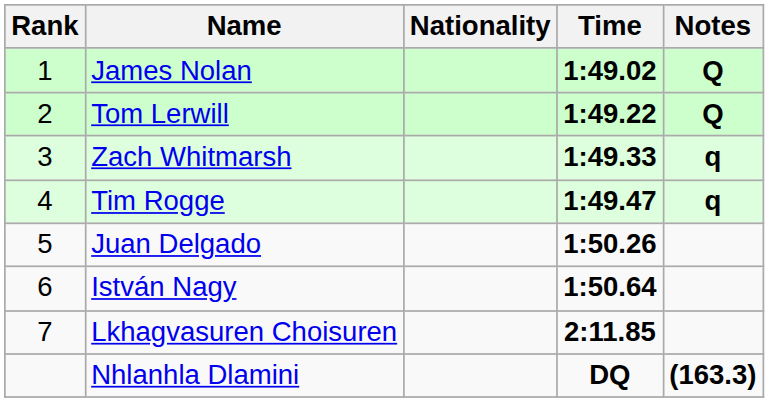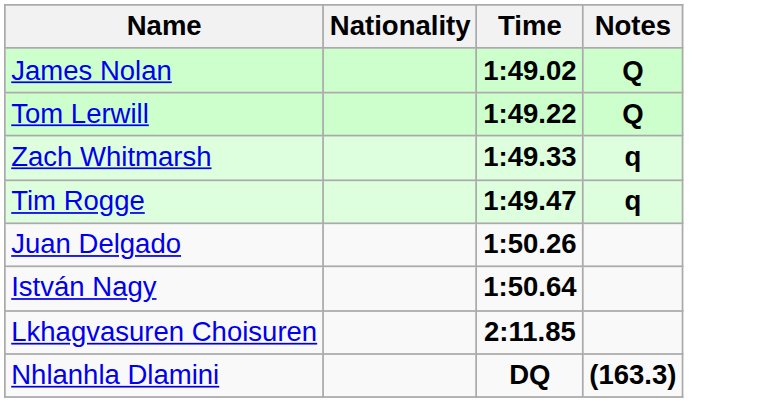- column: (45, 26)
